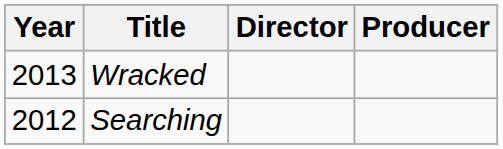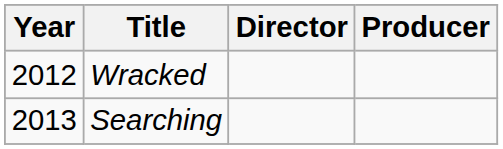(44, 74) 2013 -> (44, 74) 2012
(44, 120) 2012 -> (44, 120) 2013
